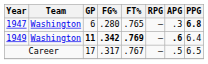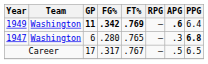rows swapped: (16, 25) <-> (16, 39)
